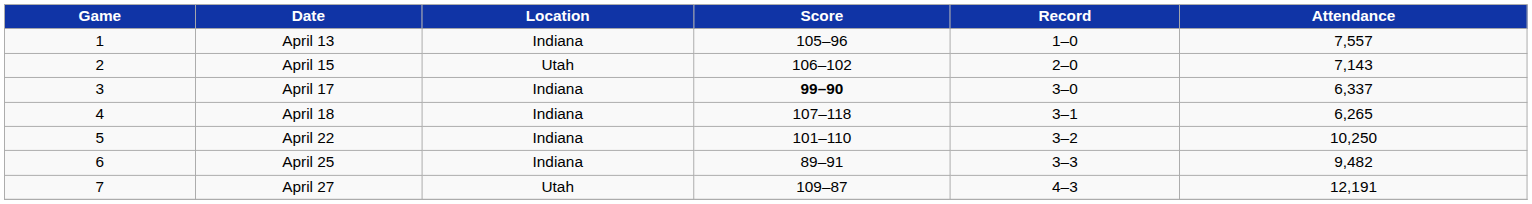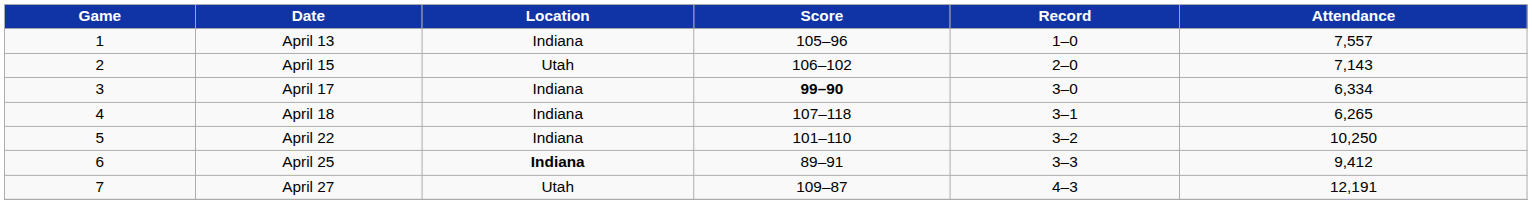(1353, 89) 6,337 -> (1353, 89) 6,334
(558, 162) normal -> (558, 162) bold
(1353, 162) 9,482 -> (1353, 162) 9,412
